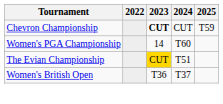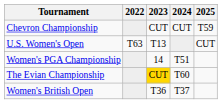(159, 28) bold -> (158, 28) normal
+ row: (45, 44)
(183, 44) T60 -> (182, 59) T51
(183, 59) T51 -> (182, 75) T60
